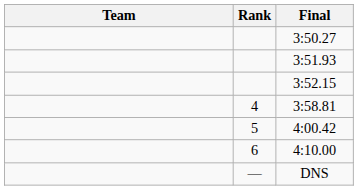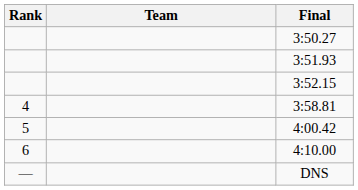columns swapped: (255, 15) <-> (119, 15)
